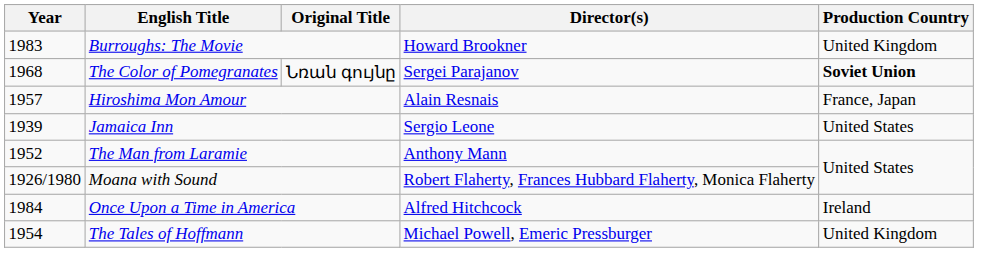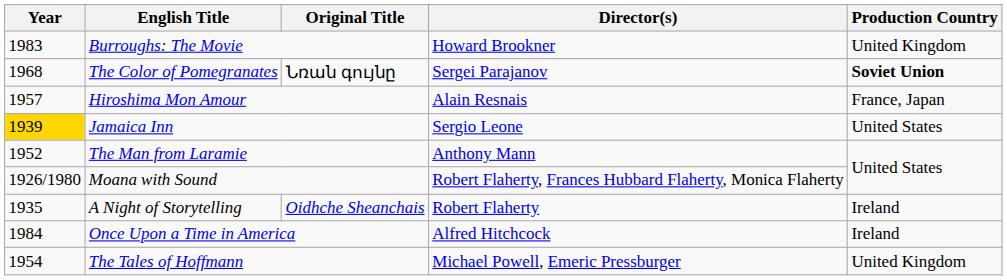(25, 126) no background -> (25, 126) gold background
+ row: (165, 207)
